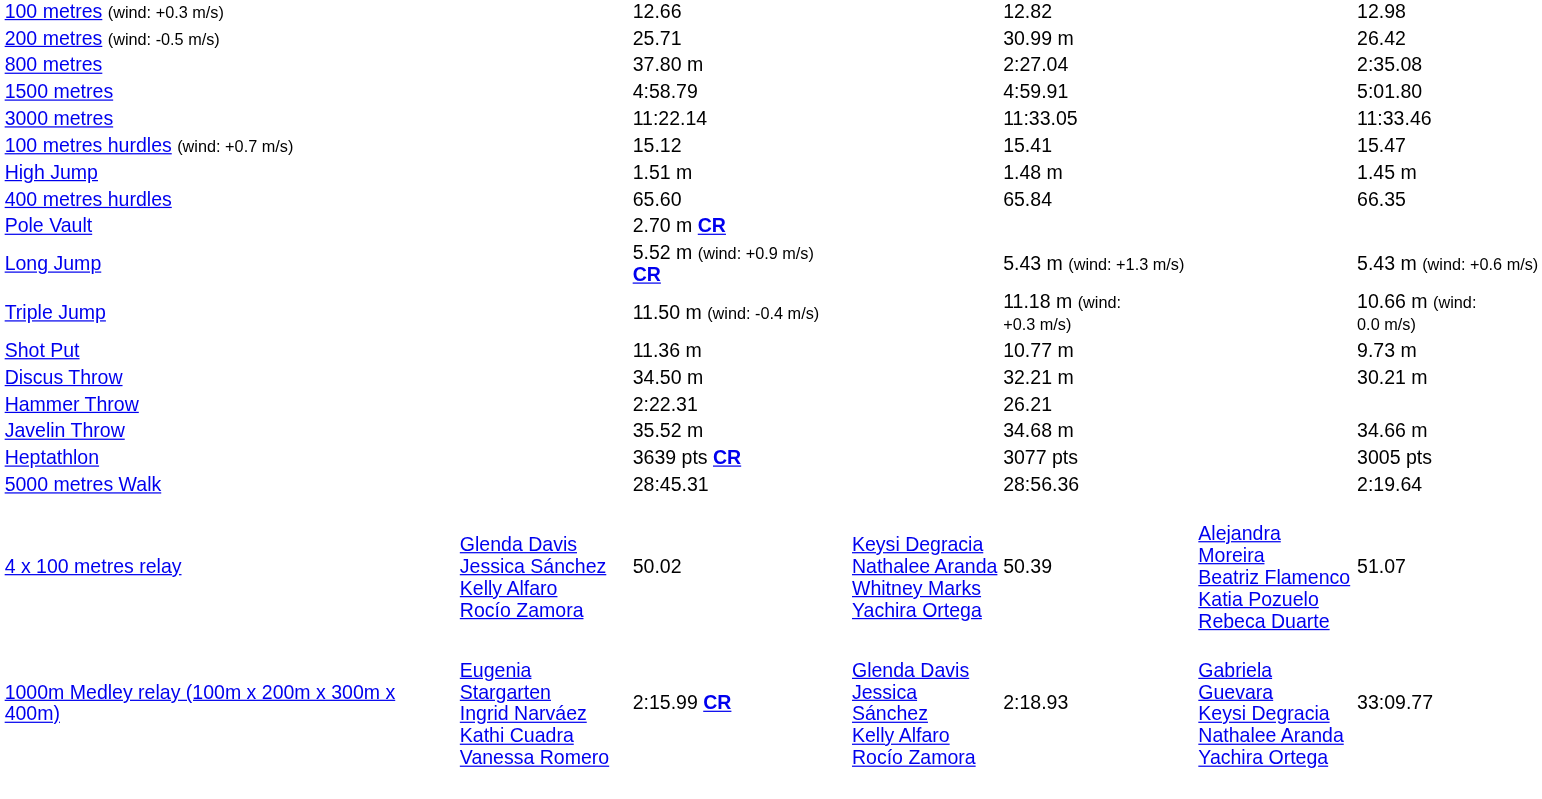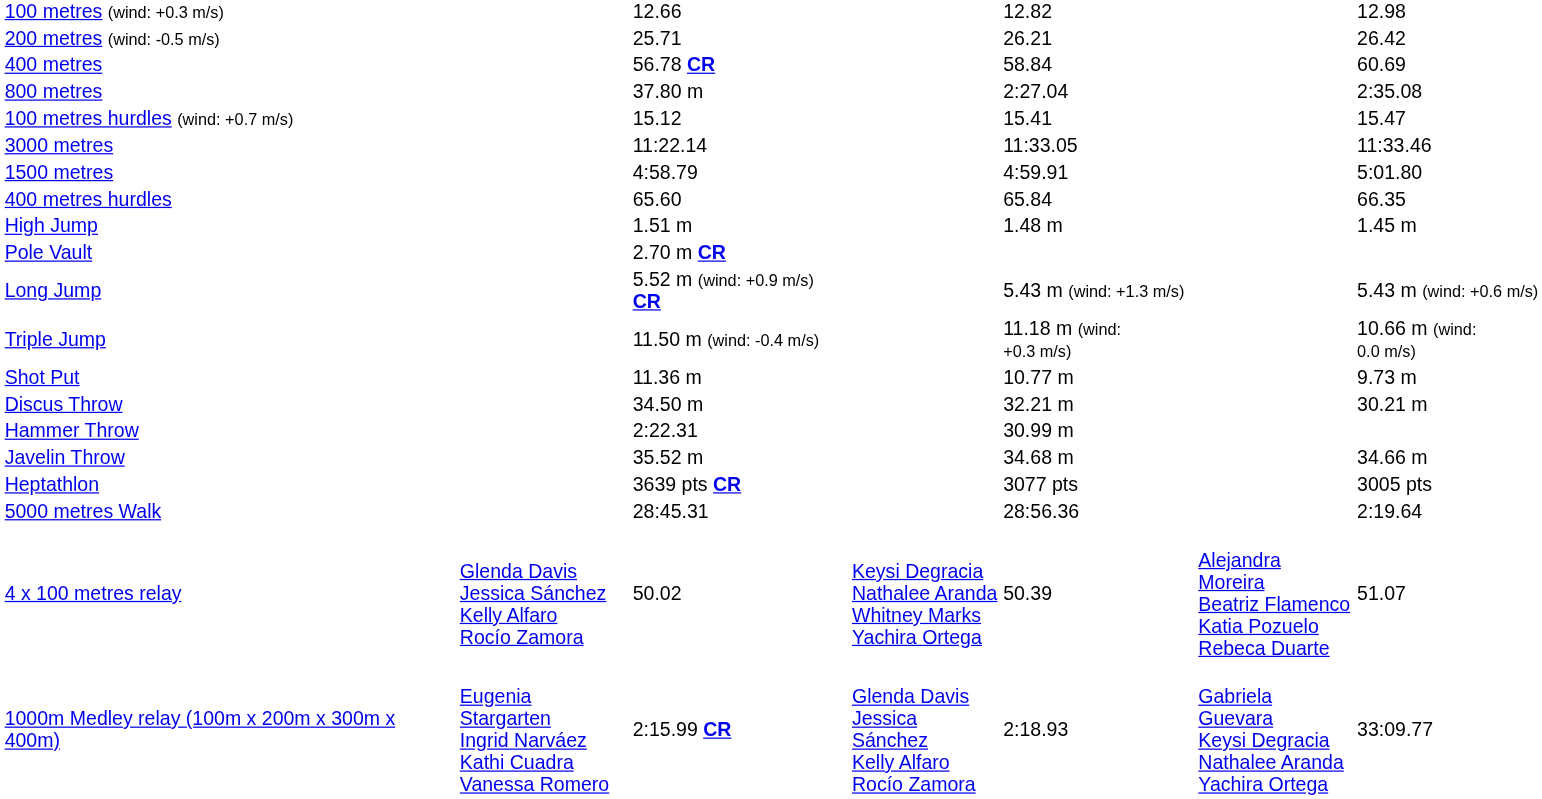(1038, 38) 30.99 m -> (1028, 38) 26.21
+ row: (53, 65)
rows swapped: (59, 92) <-> (149, 145)
rows swapped: (88, 199) <-> (51, 172)
(1028, 404) 26.21 -> (1038, 431) 30.99 m
